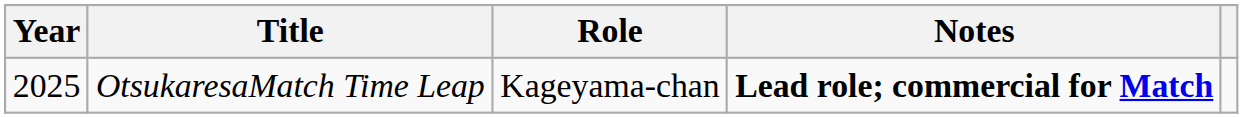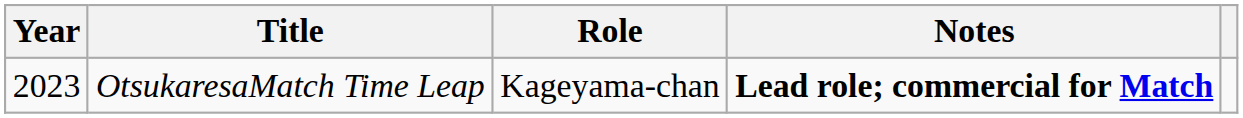(47, 84) 2025 -> (47, 84) 2023
